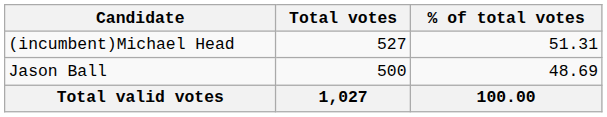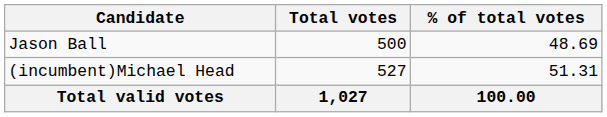rows swapped: (122, 45) <-> (58, 71)
